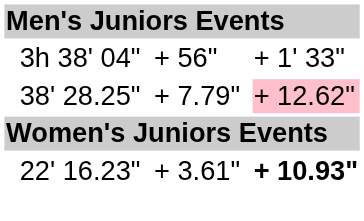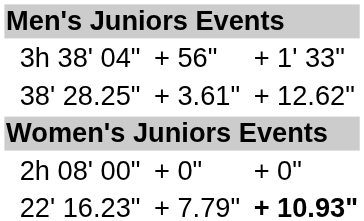(197, 95) + 7.79" -> (197, 95) + 3.61"
(304, 95) pink background -> (304, 95) no background
+ row: (80, 170)
(197, 170) + 3.61" -> (197, 208) + 7.79"
